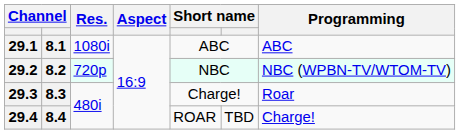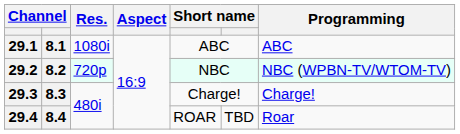(278, 93) Roar -> (288, 93) Charge!
(288, 117) Charge! -> (278, 117) Roar
